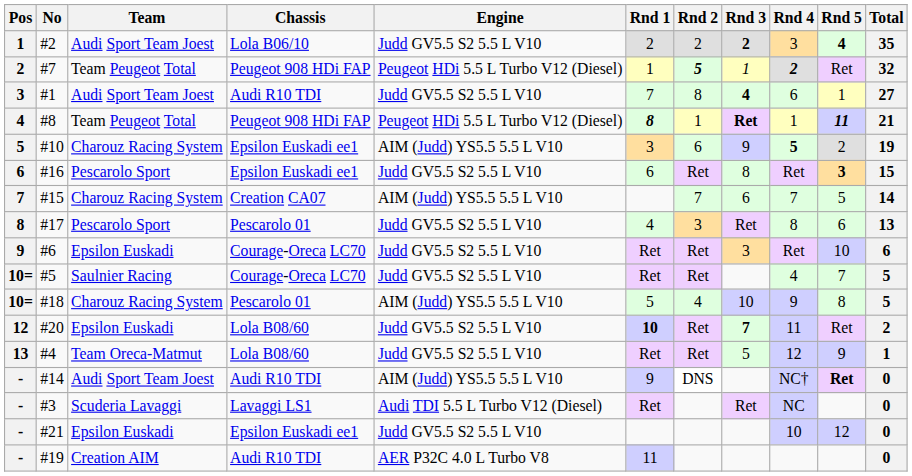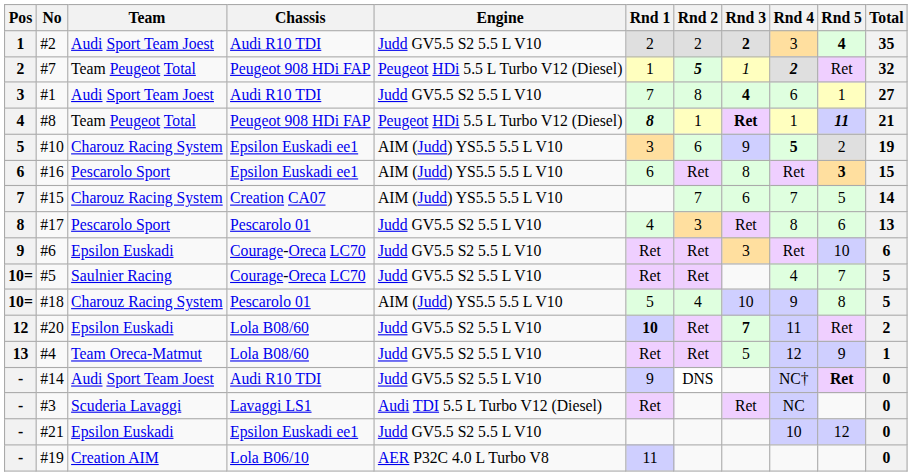(270, 43) Lola B06/10 -> (276, 43) Audi R10 TDI
(460, 173) Judd GV5.5 S2 5.5 L V10 -> (470, 173) AIM (Judd) YS5.5 5.5 L V10
(470, 380) AIM (Judd) YS5.5 5.5 L V10 -> (460, 380) Judd GV5.5 S2 5.5 L V10
(276, 457) Audi R10 TDI -> (270, 457) Lola B06/10
